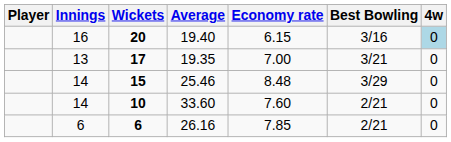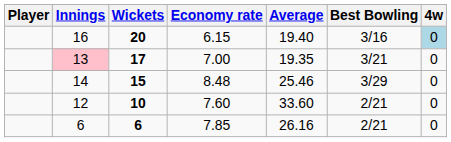columns swapped: (198, 15) <-> (278, 15)
(81, 59) no background -> (81, 59) pink background
(81, 103) 14 -> (81, 103) 12
